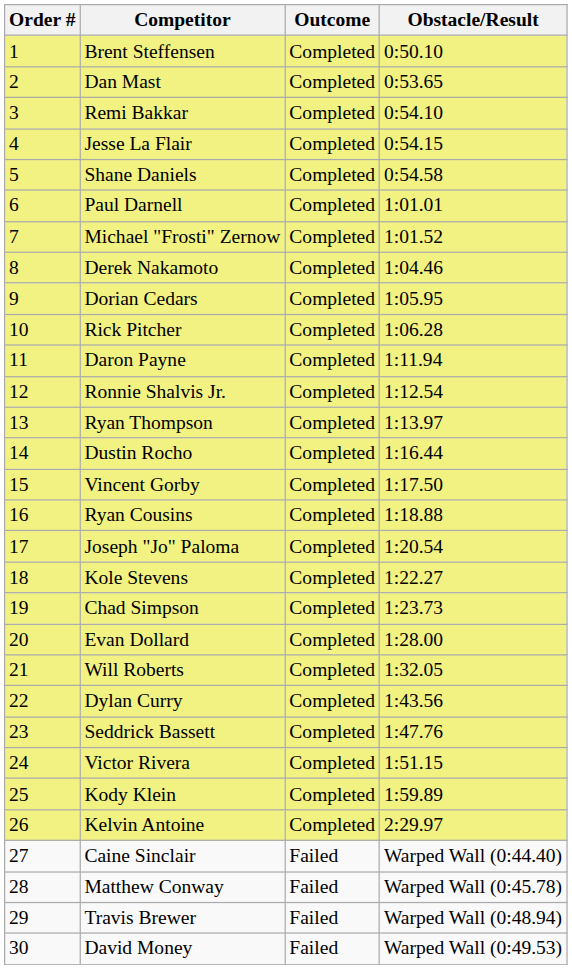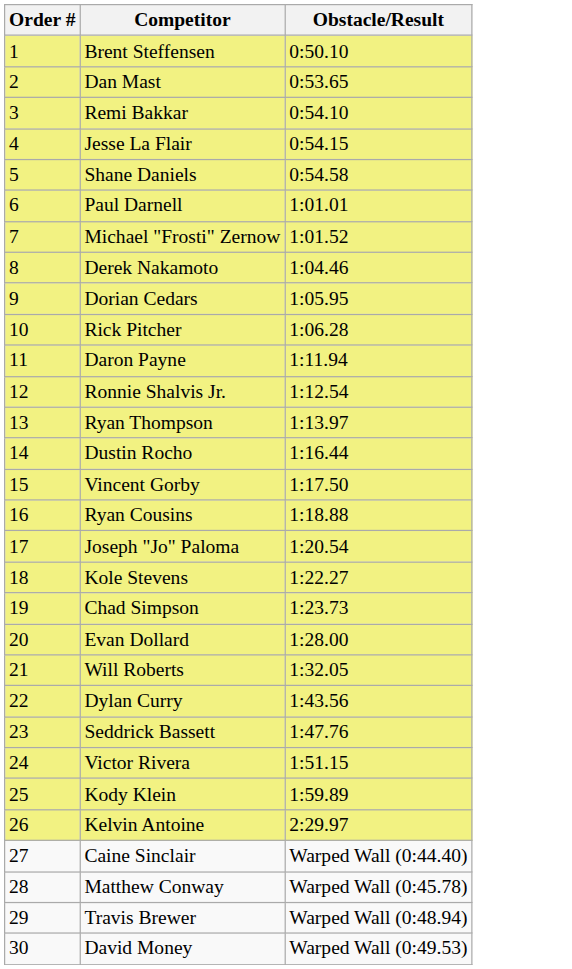- column: (332, 19)
